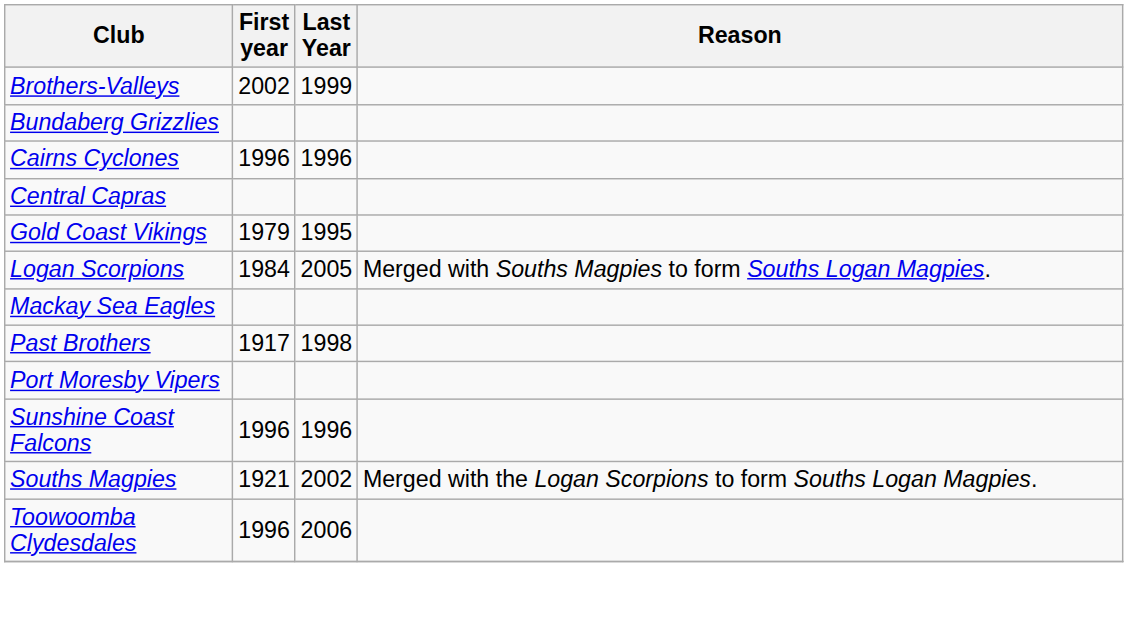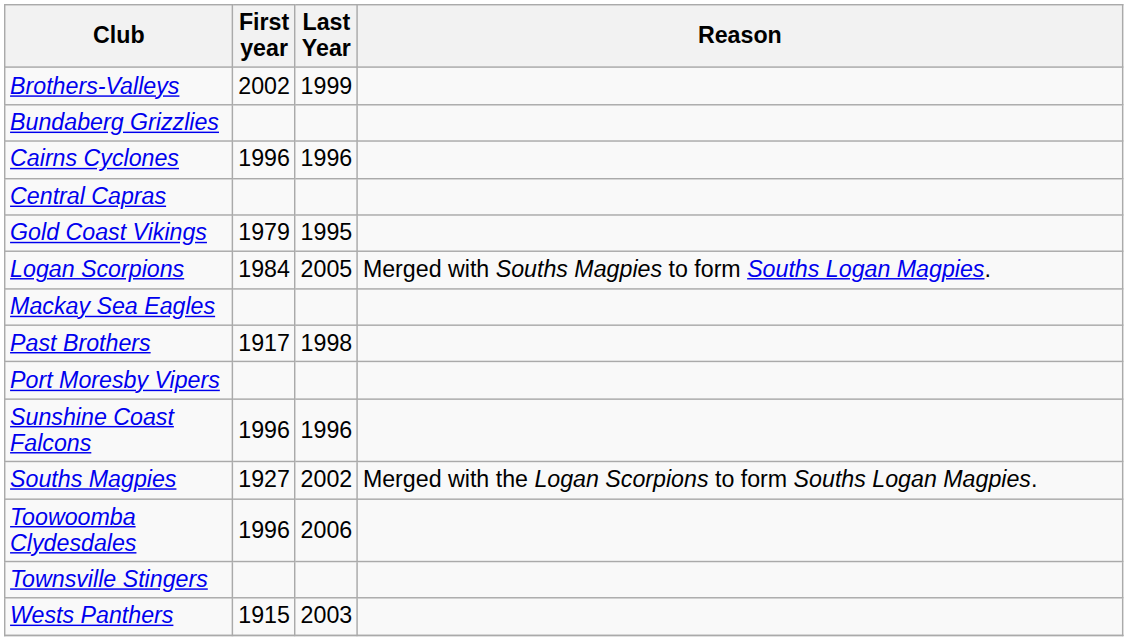(264, 479) 1921 -> (264, 479) 1927
+ row: (109, 579)
+ row: (92, 616)
